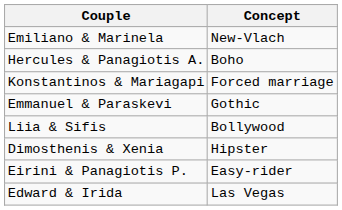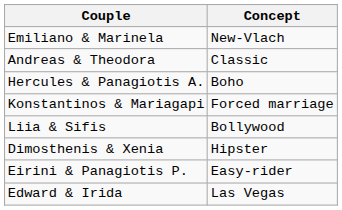+ row: (82, 60)
- row: (90, 105)
